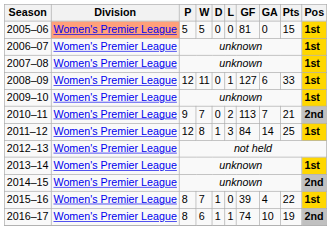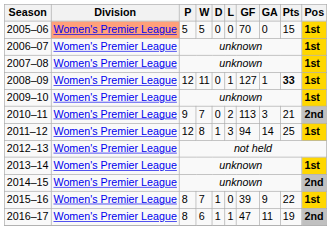(245, 30) 81 -> (245, 30) 70
(265, 81) 6 -> (265, 81) 1
(289, 81) normal -> (289, 81) bold
(265, 115) 7 -> (265, 115) 3
(245, 132) 84 -> (245, 132) 94
(265, 200) 4 -> (265, 200) 9
(245, 217) 74 -> (245, 217) 47
(268, 217) 10 -> (267, 217) 11
